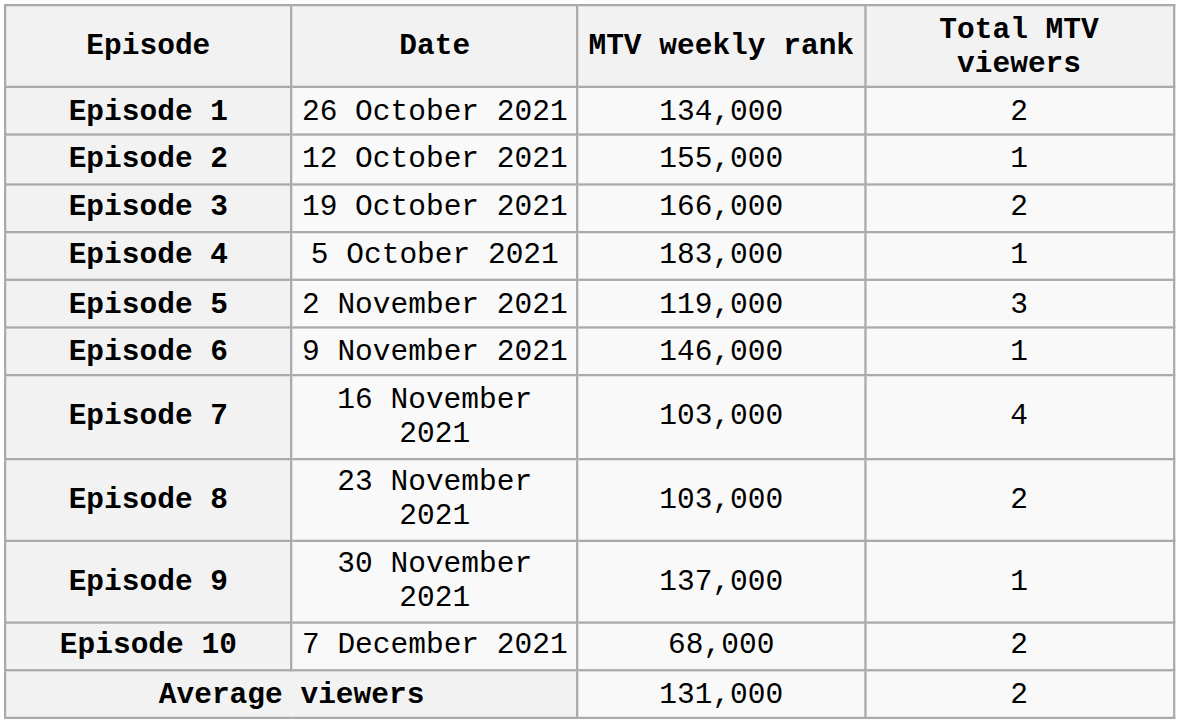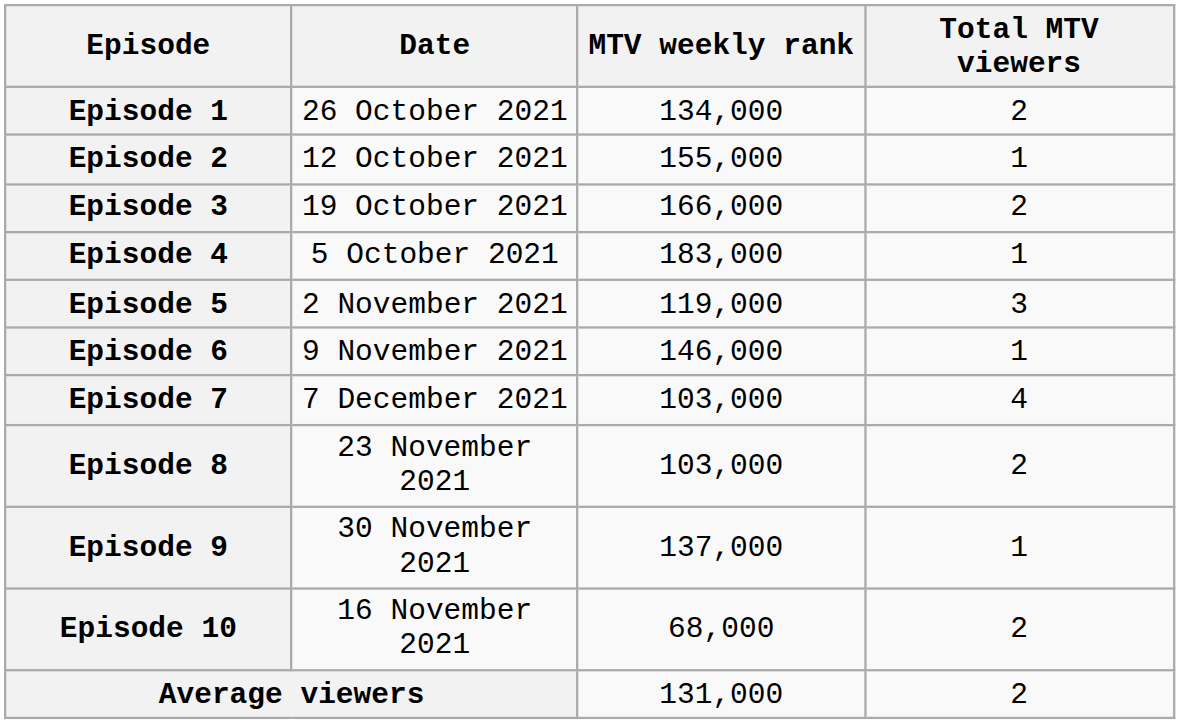(435, 417) 16 November 2021 -> (435, 400) 7 December 2021
(435, 646) 7 December 2021 -> (435, 629) 16 November 2021
